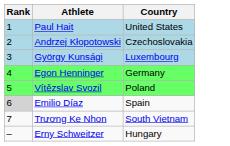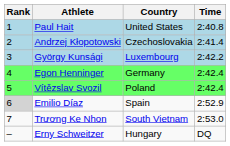+ column: (210, 12)
